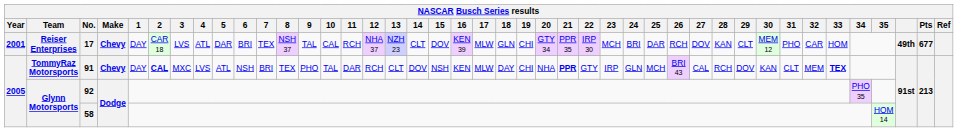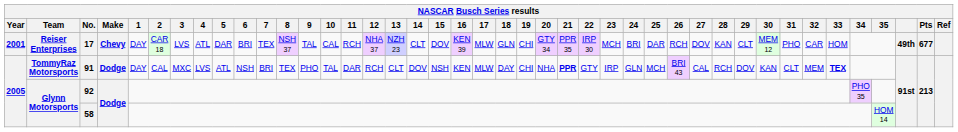(113, 68) Chevy -> (113, 68) Dodge
(160, 68) bold -> (160, 68) normal
